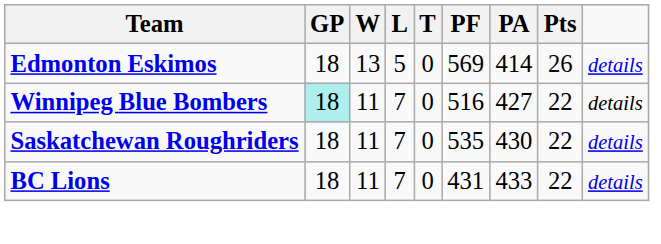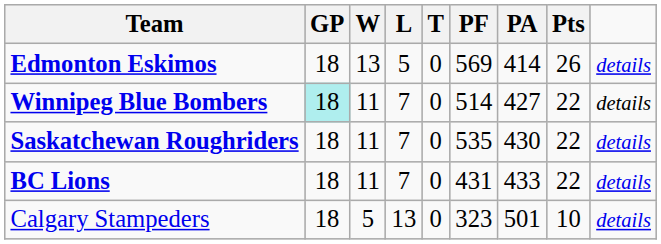(466, 102) 516 -> (474, 102) 514
+ row: (110, 219)
